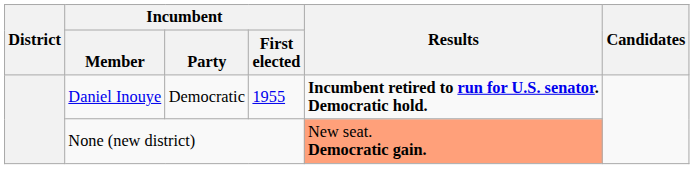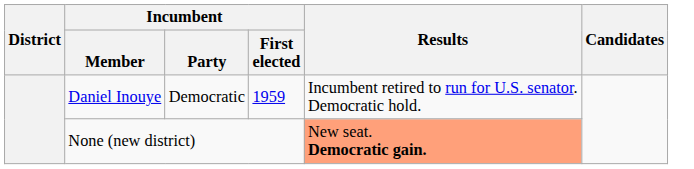(269, 96) 1955 -> (269, 96) 1959
(453, 96) bold -> (443, 96) normal
